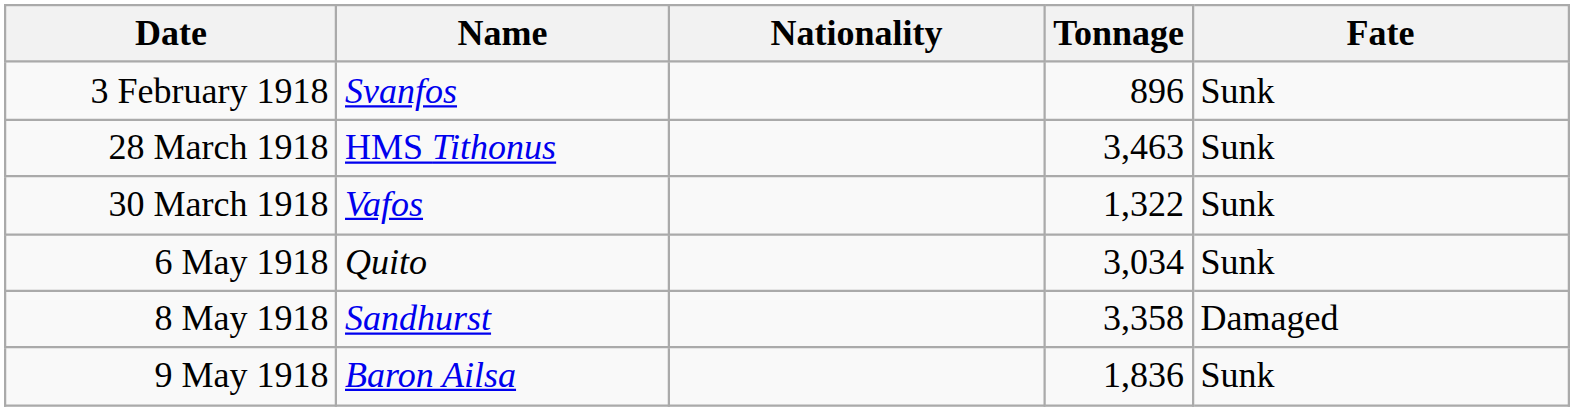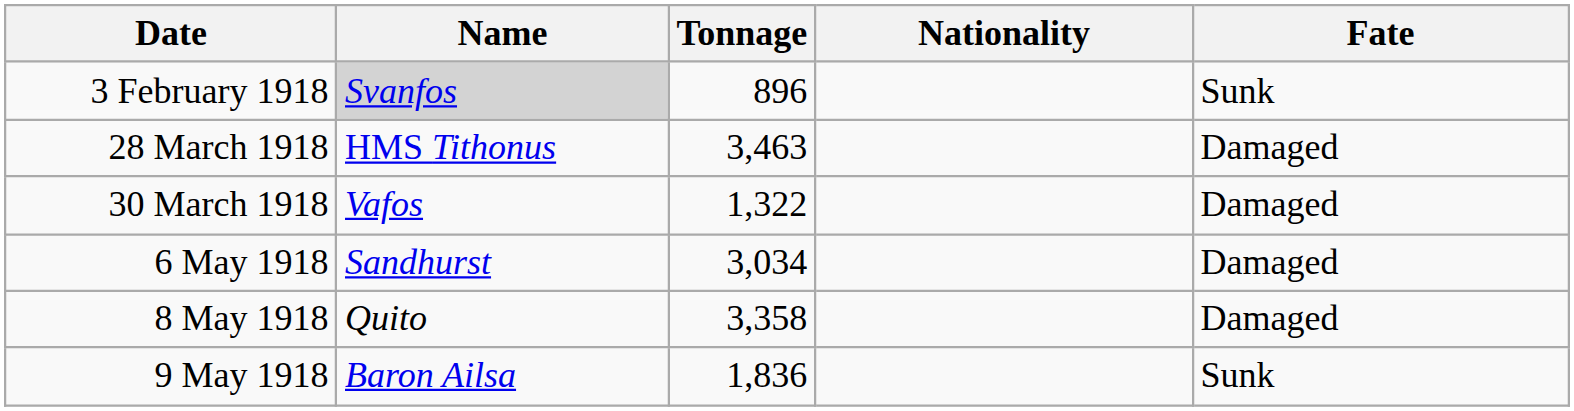columns swapped: (857, 33) <-> (1119, 33)
(401, 90) no background -> (401, 90) lightgrey background
(1238, 147) Sunk -> (1270, 147) Damaged
(1238, 204) Sunk -> (1270, 204) Damaged
(386, 261) Quito -> (418, 261) Sandhurst
(1238, 261) Sunk -> (1270, 261) Damaged
(418, 318) Sandhurst -> (386, 318) Quito
